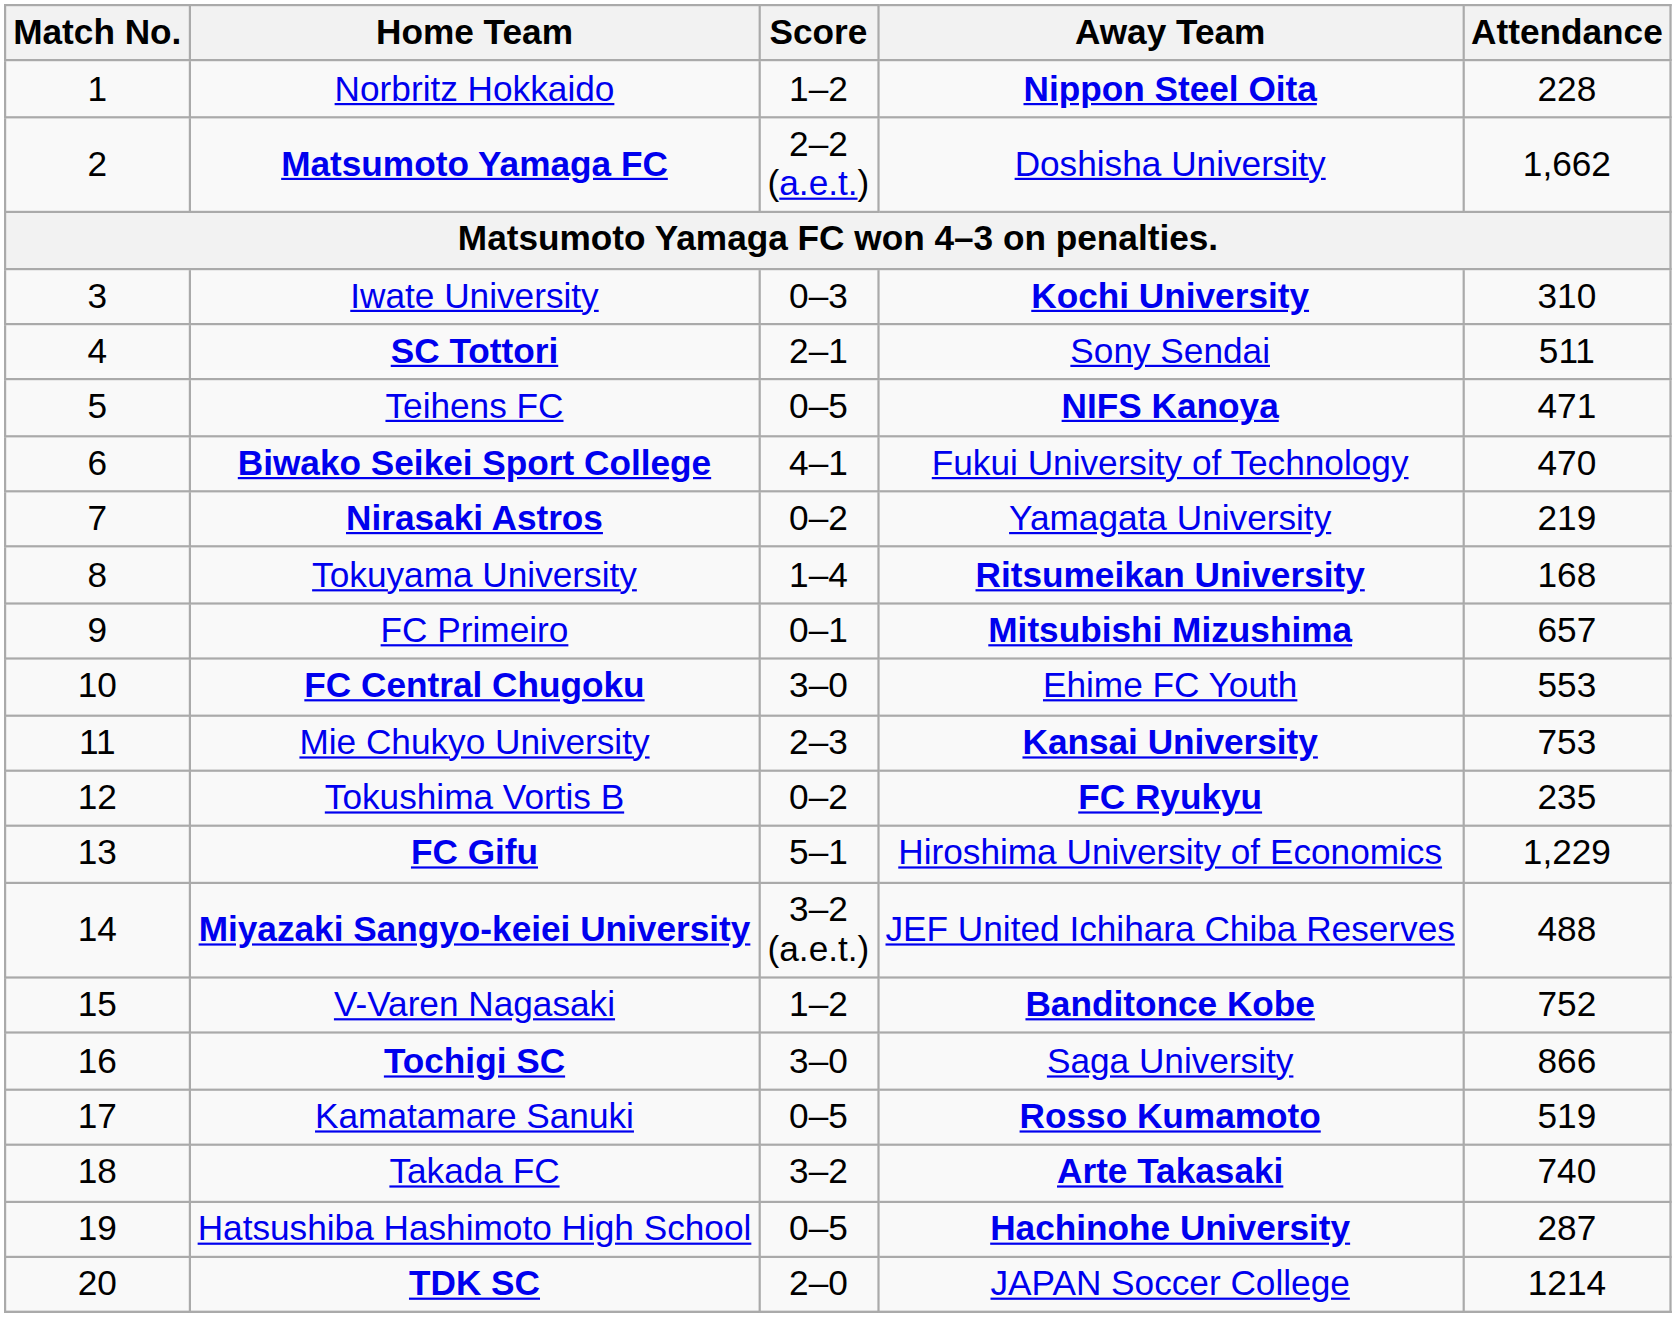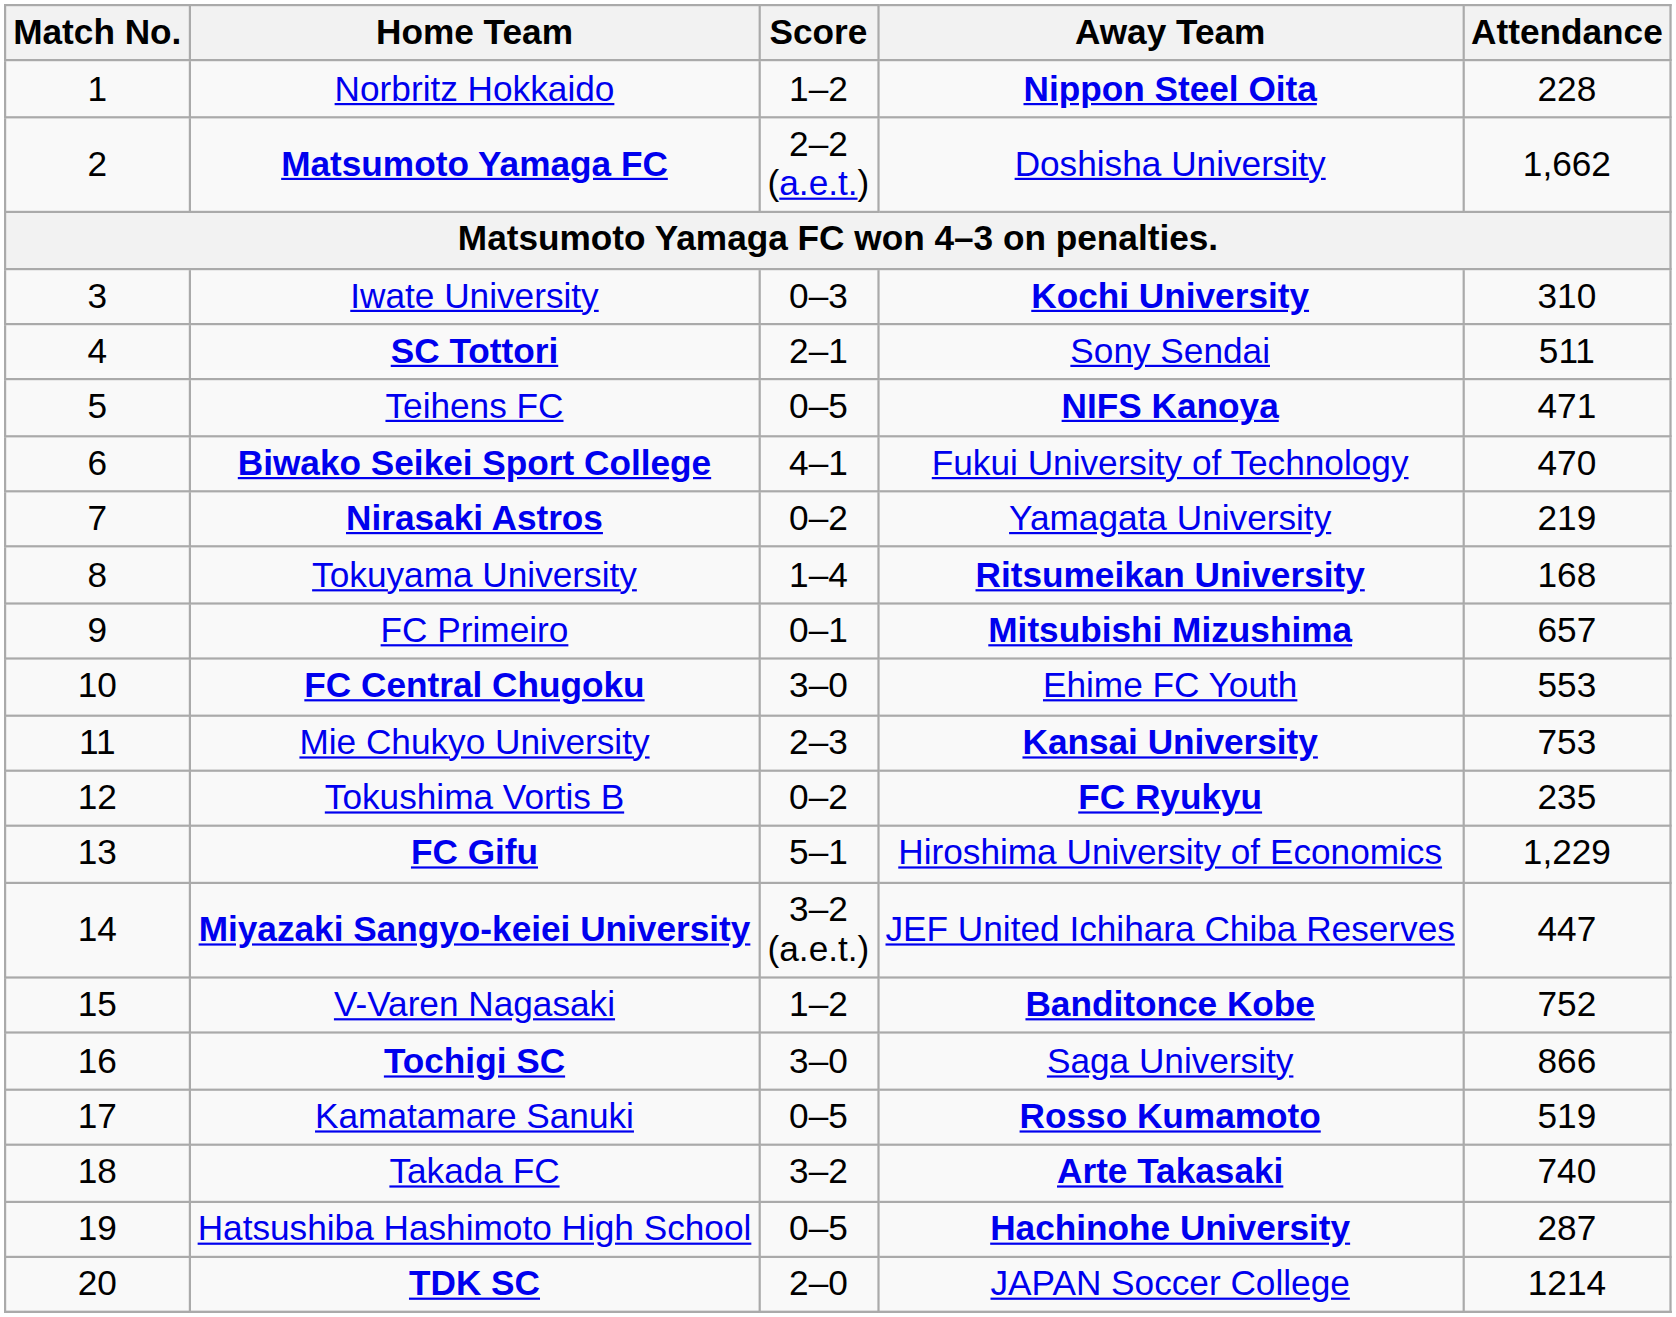(1567, 929) 488 -> (1567, 929) 447
